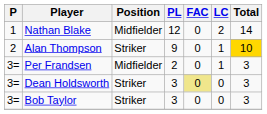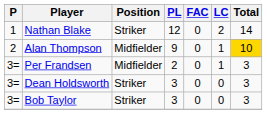(138, 30) Midfielder -> (130, 30) Striker
(130, 48) Striker -> (138, 48) Midfielder
(198, 83) khaki background -> (198, 83) no background
